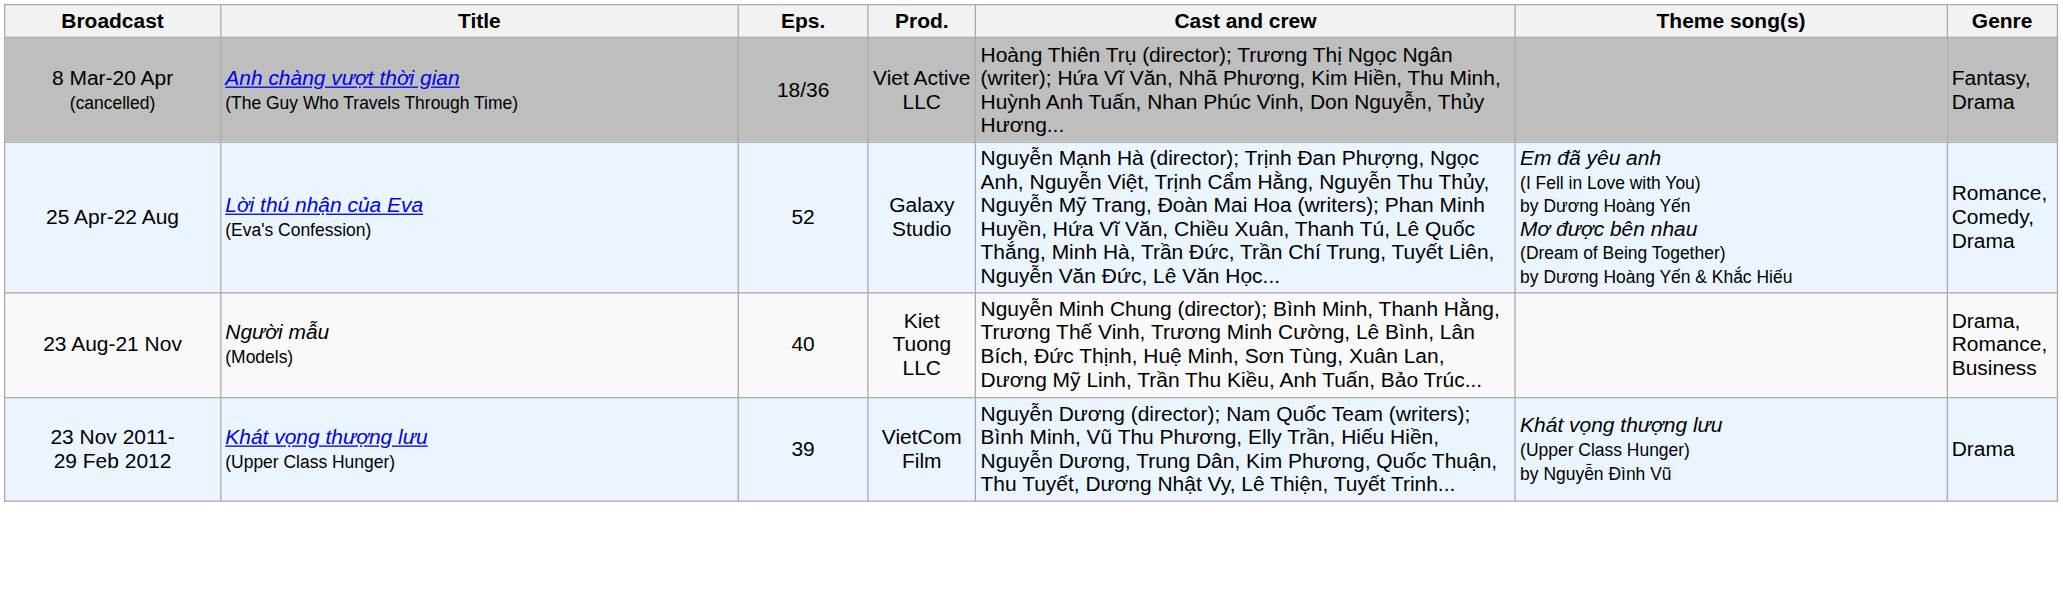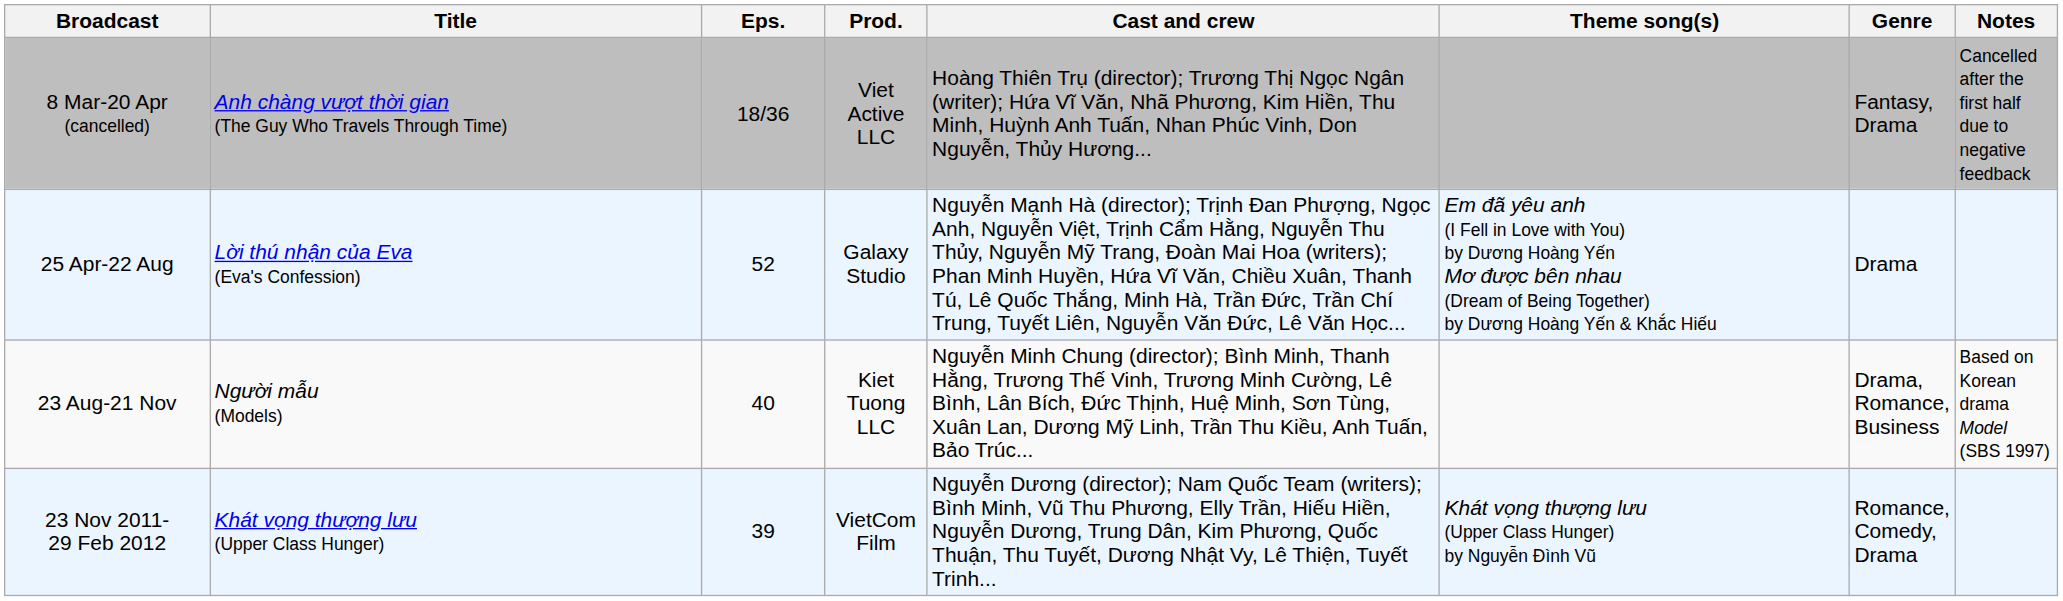+ column: (2006, 21)
(1999, 217) Romance, Comedy, Drama -> (1886, 264) Drama
(1983, 448) Drama -> (1902, 531) Romance, Comedy, Drama
